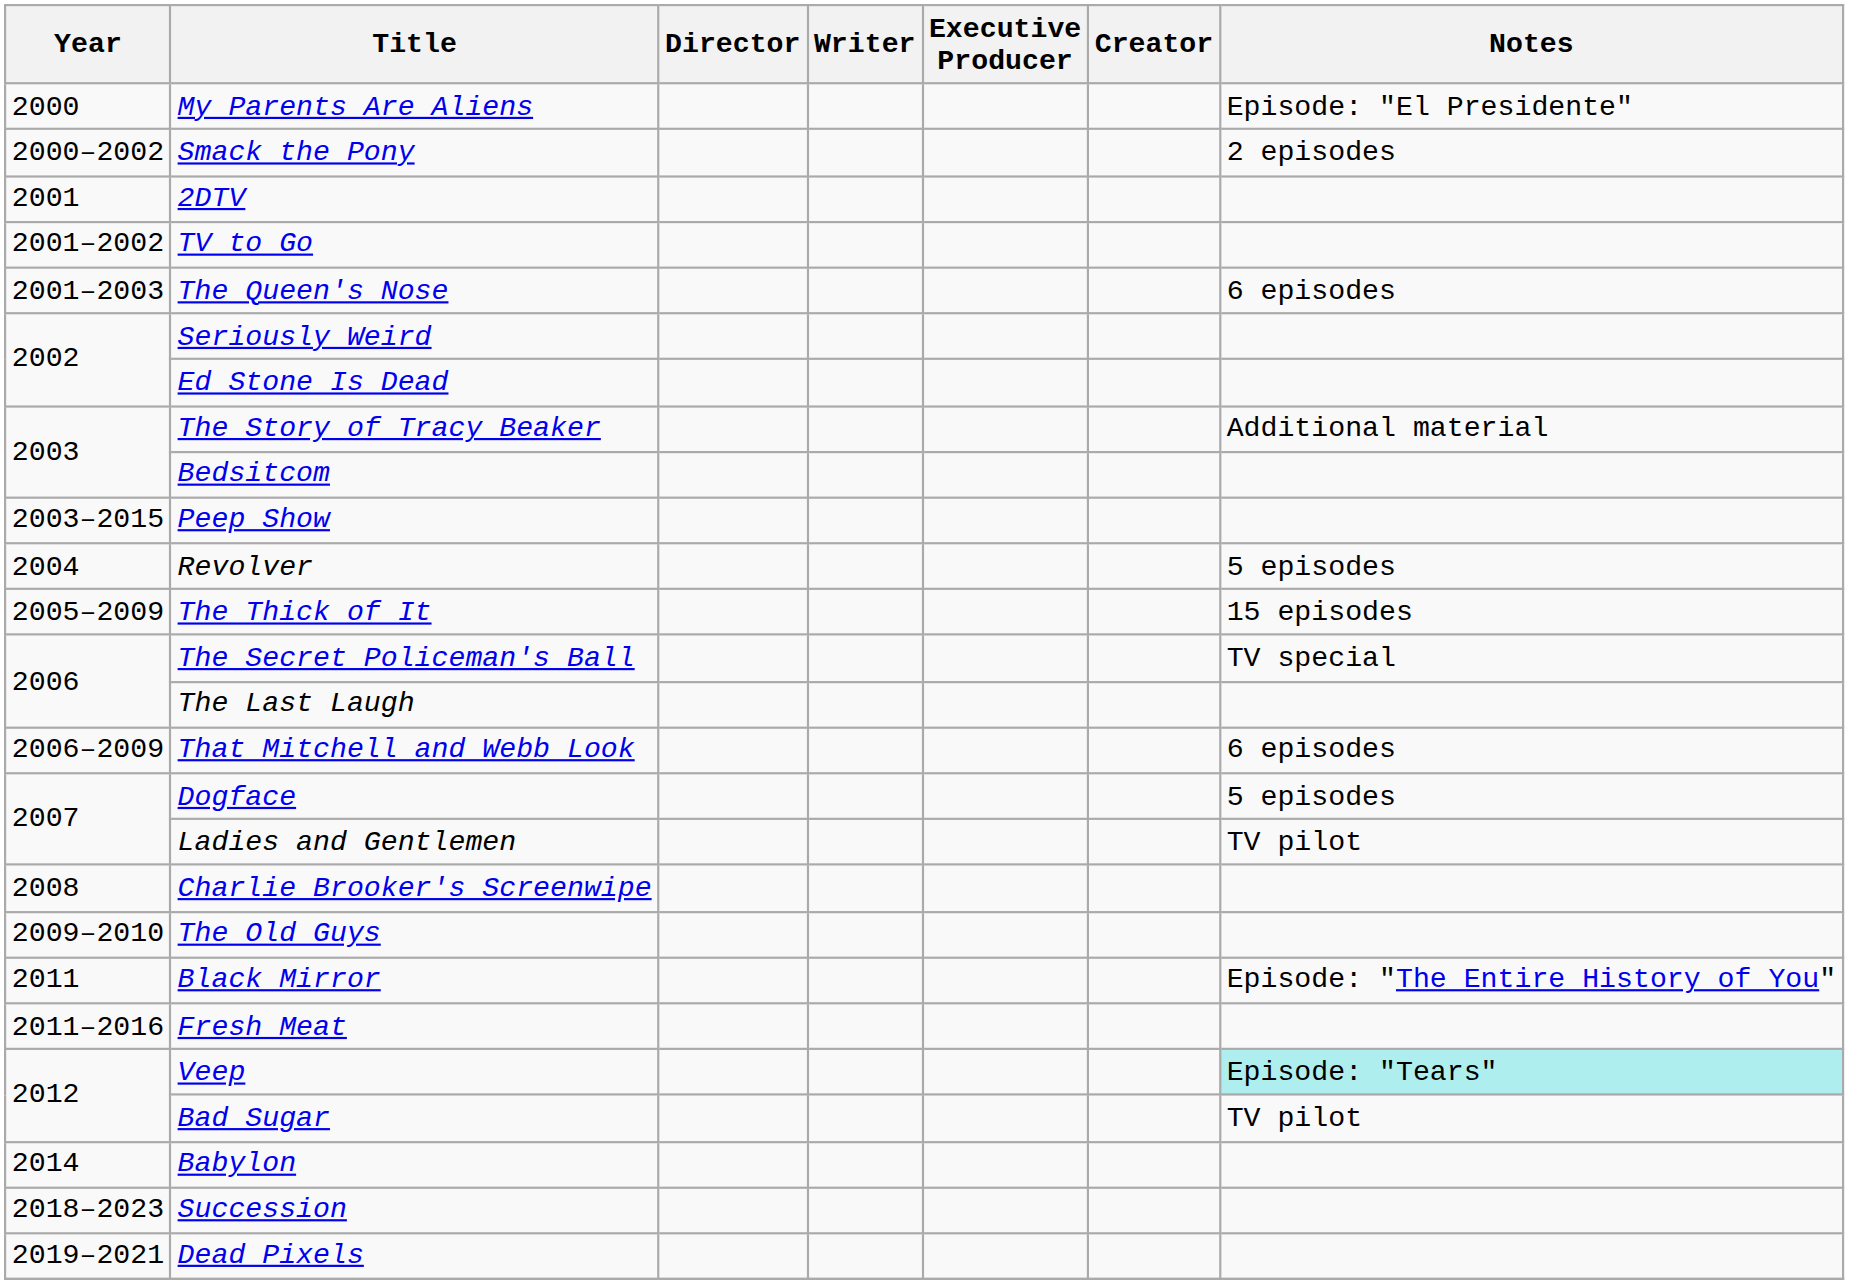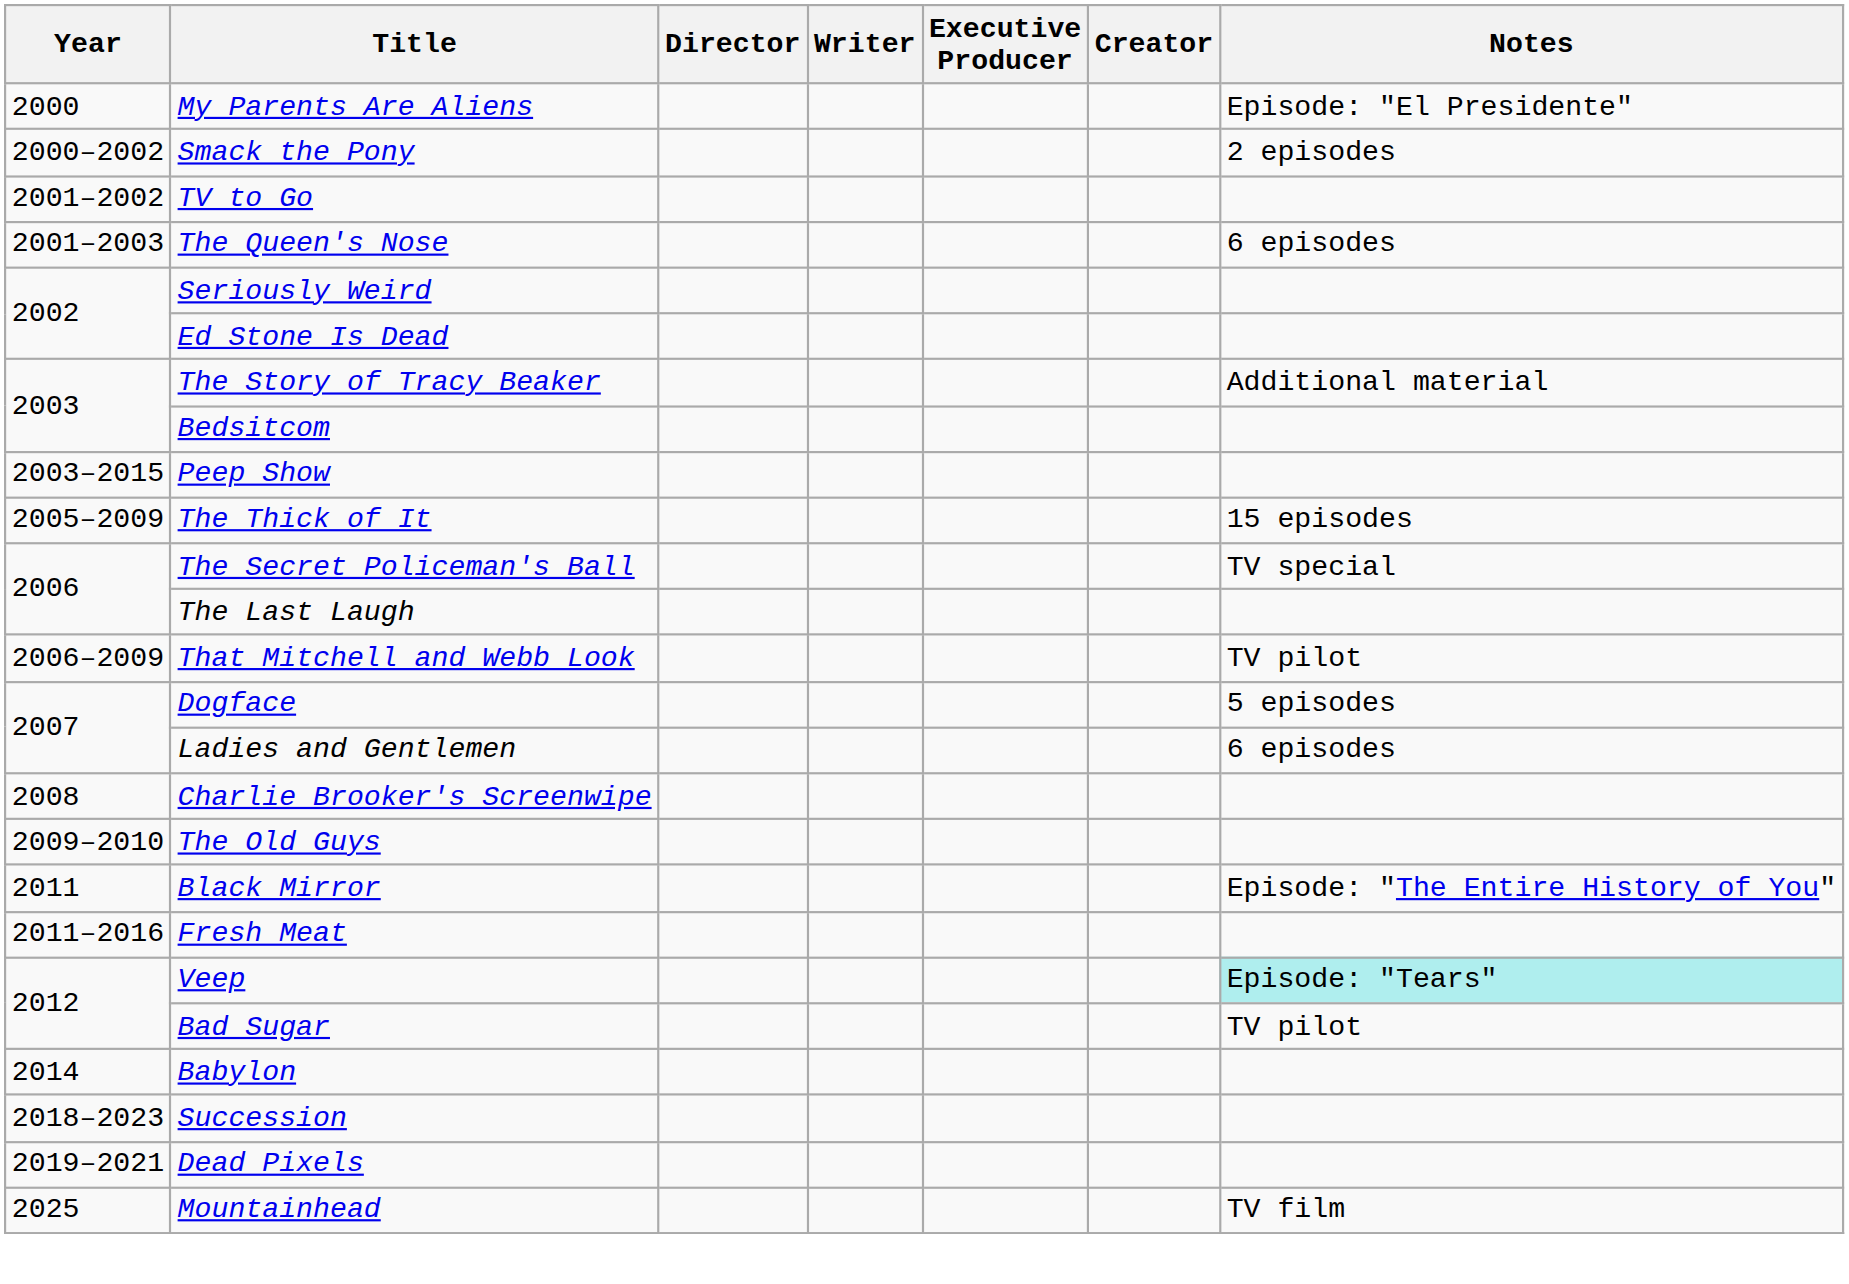- row: (211, 199)
- row: (245, 566)
(1311, 750) 6 episodes -> (1294, 658) TV pilot
(1294, 842) TV pilot -> (1311, 750) 6 episodes
+ row: (279, 1210)
